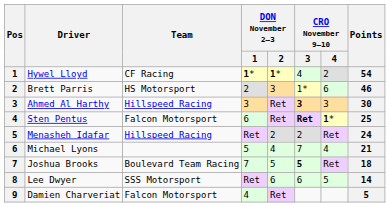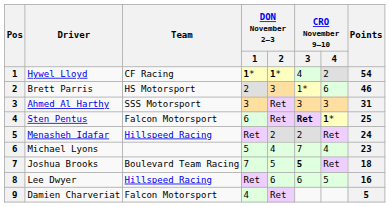(168, 104) Hillspeed Racing -> (163, 104) SSS Motorsport
(299, 104) bold -> (299, 104) normal
(366, 104) 30 -> (366, 104) 31
(366, 150) 21 -> (366, 150) 23
(163, 180) SSS Motorsport -> (168, 180) Hillspeed Racing
(366, 180) 14 -> (366, 180) 16
